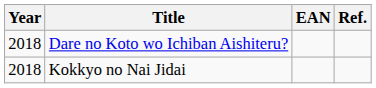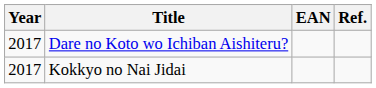(25, 43) 2018 -> (25, 43) 2017
(25, 69) 2018 -> (25, 69) 2017
